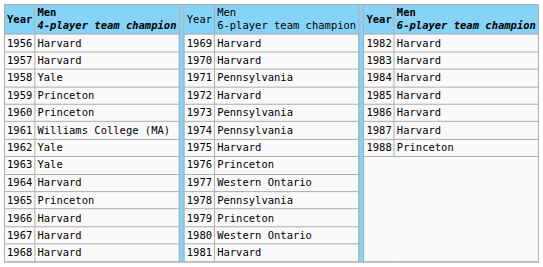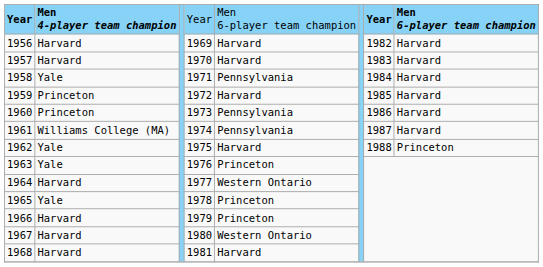(66, 200) Princeton -> (50, 200) Yale
(255, 200) Pennsylvania -> (246, 200) Princeton
